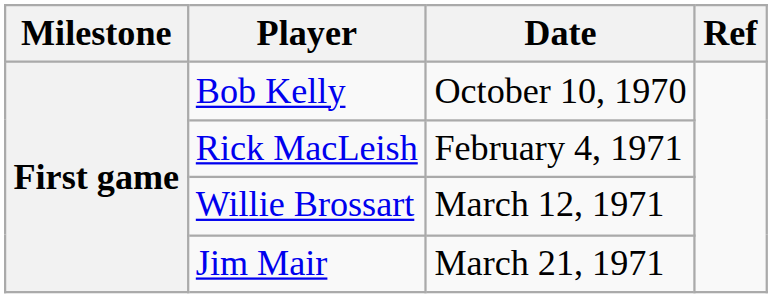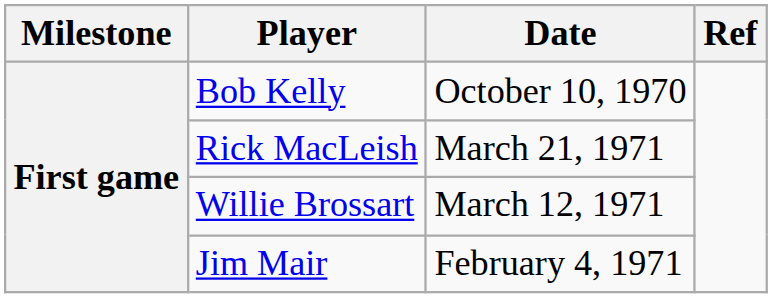(558, 147) February 4, 1971 -> (549, 147) March 21, 1971
(549, 262) March 21, 1971 -> (558, 262) February 4, 1971
